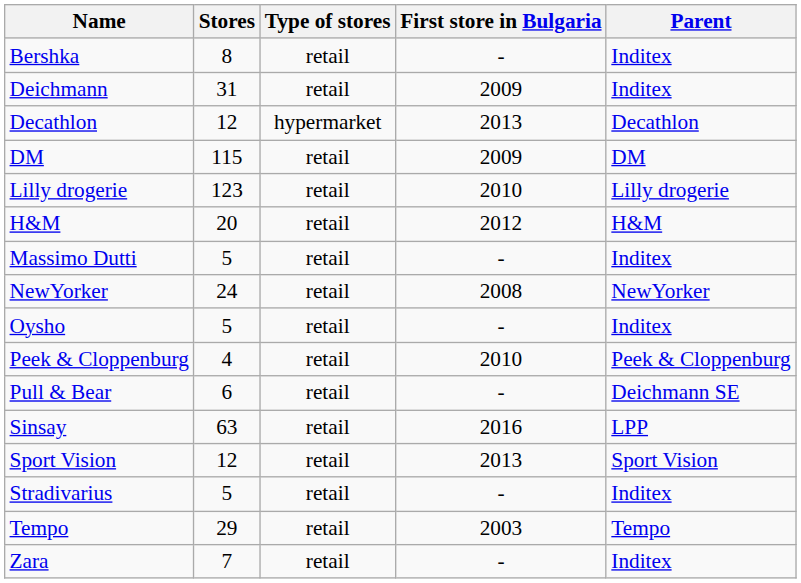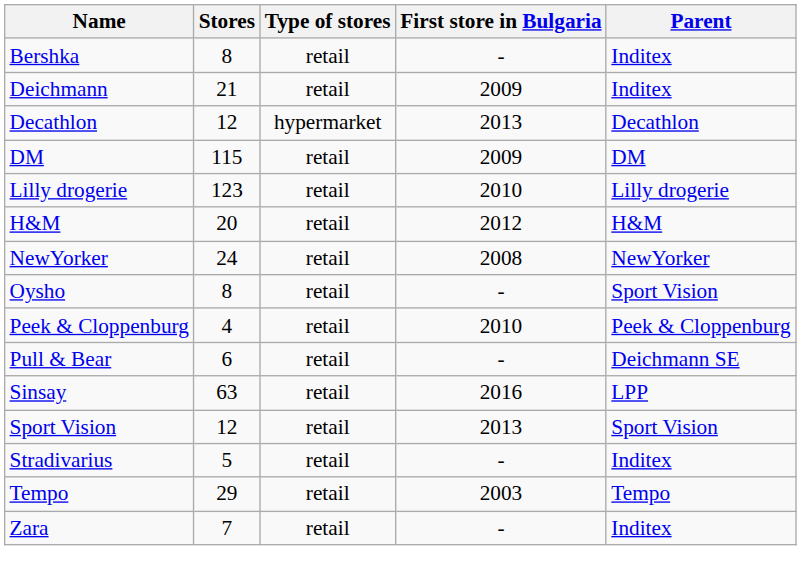(227, 88) 31 -> (227, 88) 21
- row: (73, 257)
(227, 325) 5 -> (227, 291) 8
(641, 325) Inditex -> (665, 291) Sport Vision
